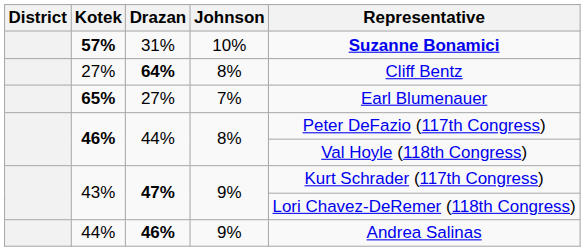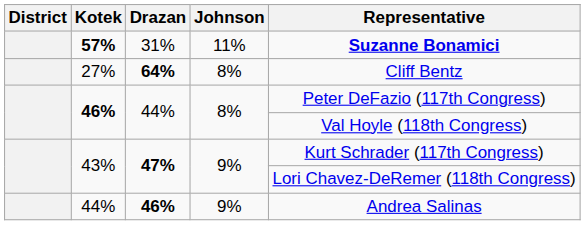(229, 44) 10% -> (229, 44) 11%
- row: (98, 98)
